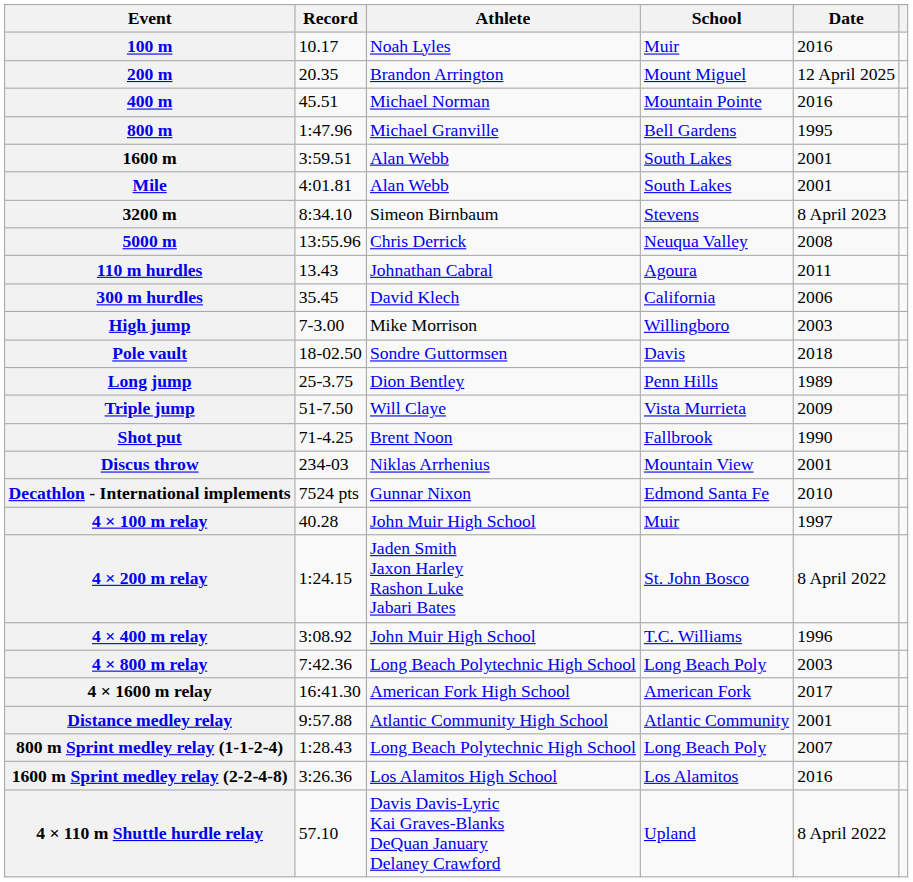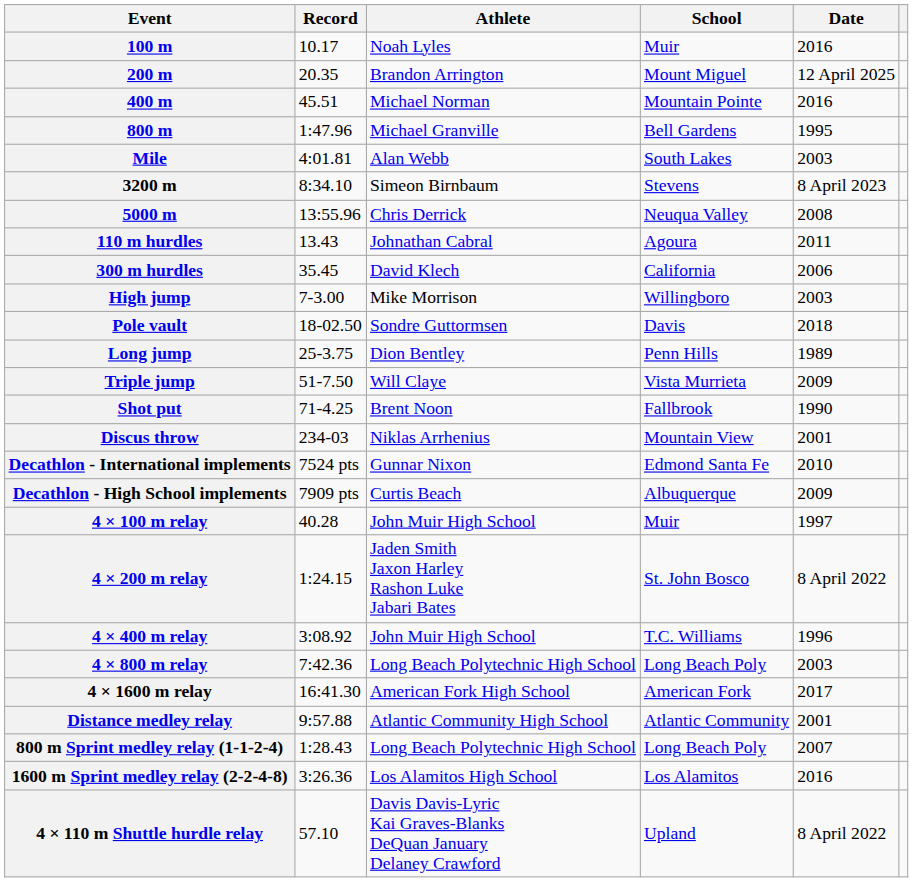- row: (150, 158)
(815, 185) 2001 -> (815, 158) 2003
+ row: (150, 492)
